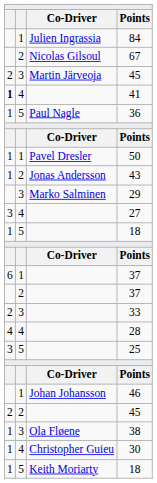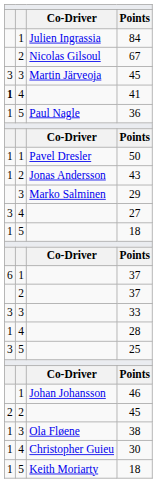(10, 75) 2 -> (10, 75) 3
(10, 312) 2 -> (10, 312) 3
(10, 331) 4 -> (10, 331) 1
